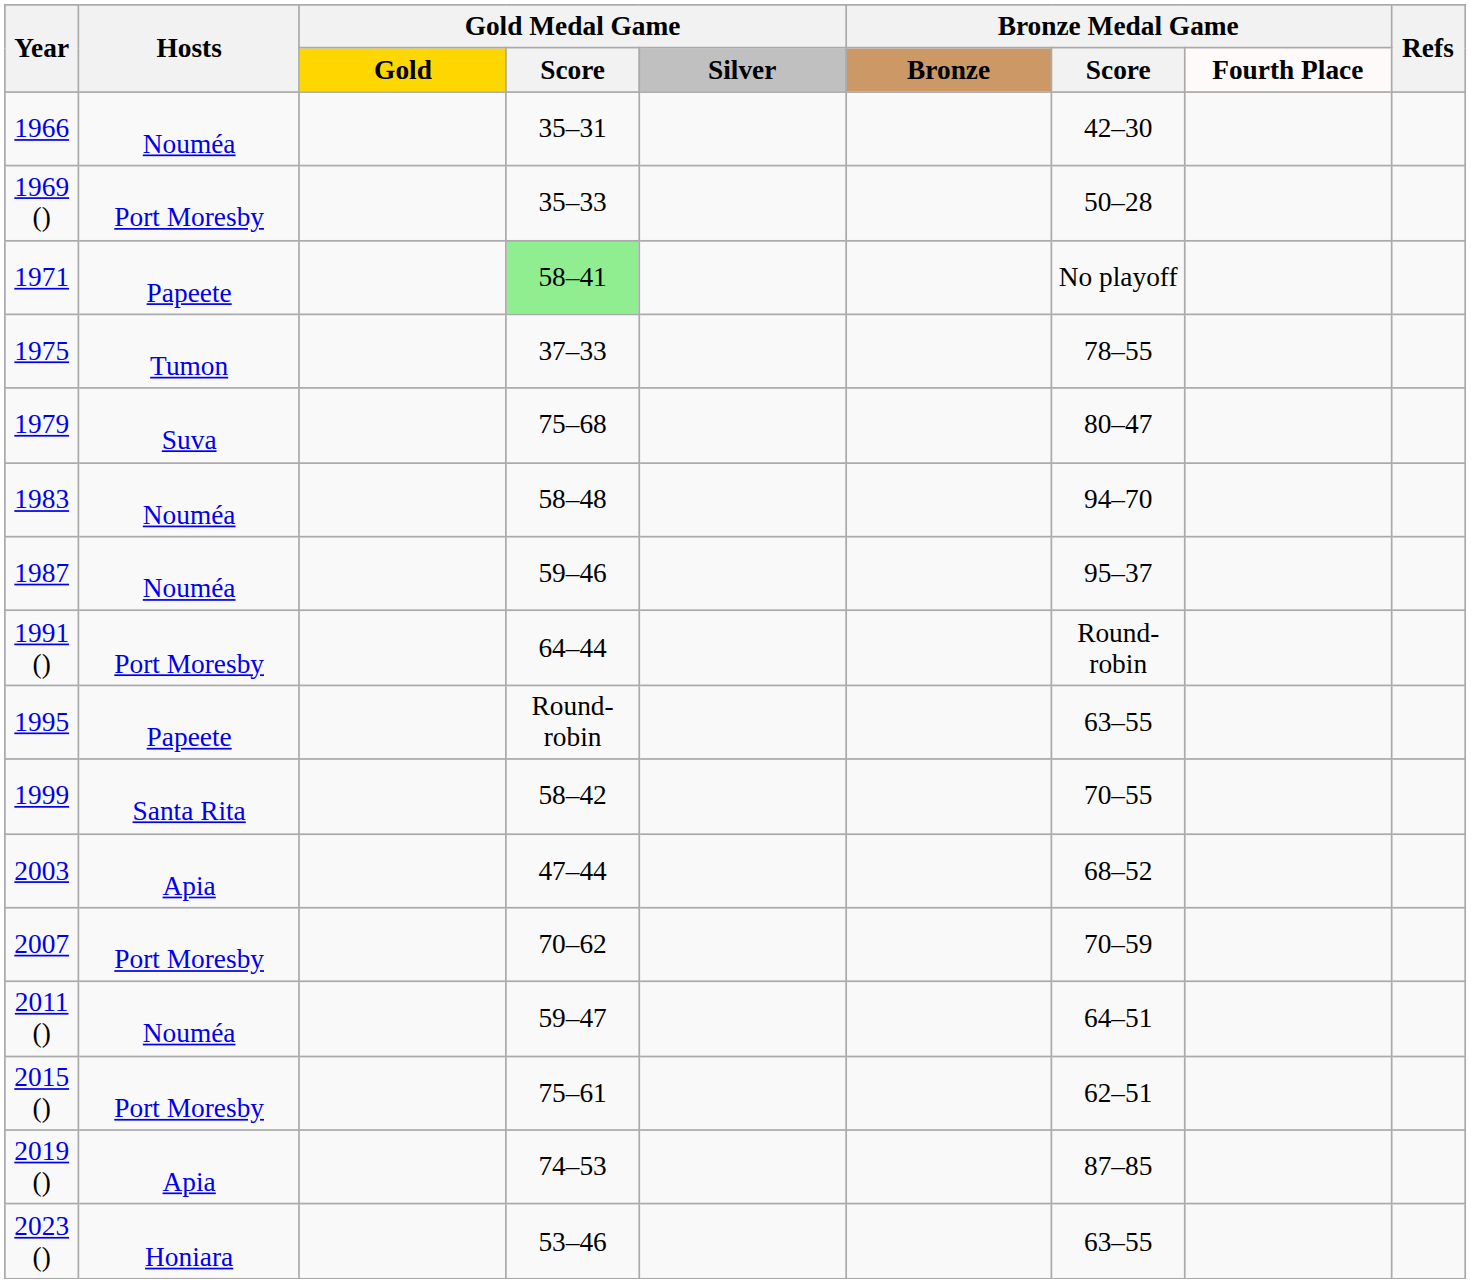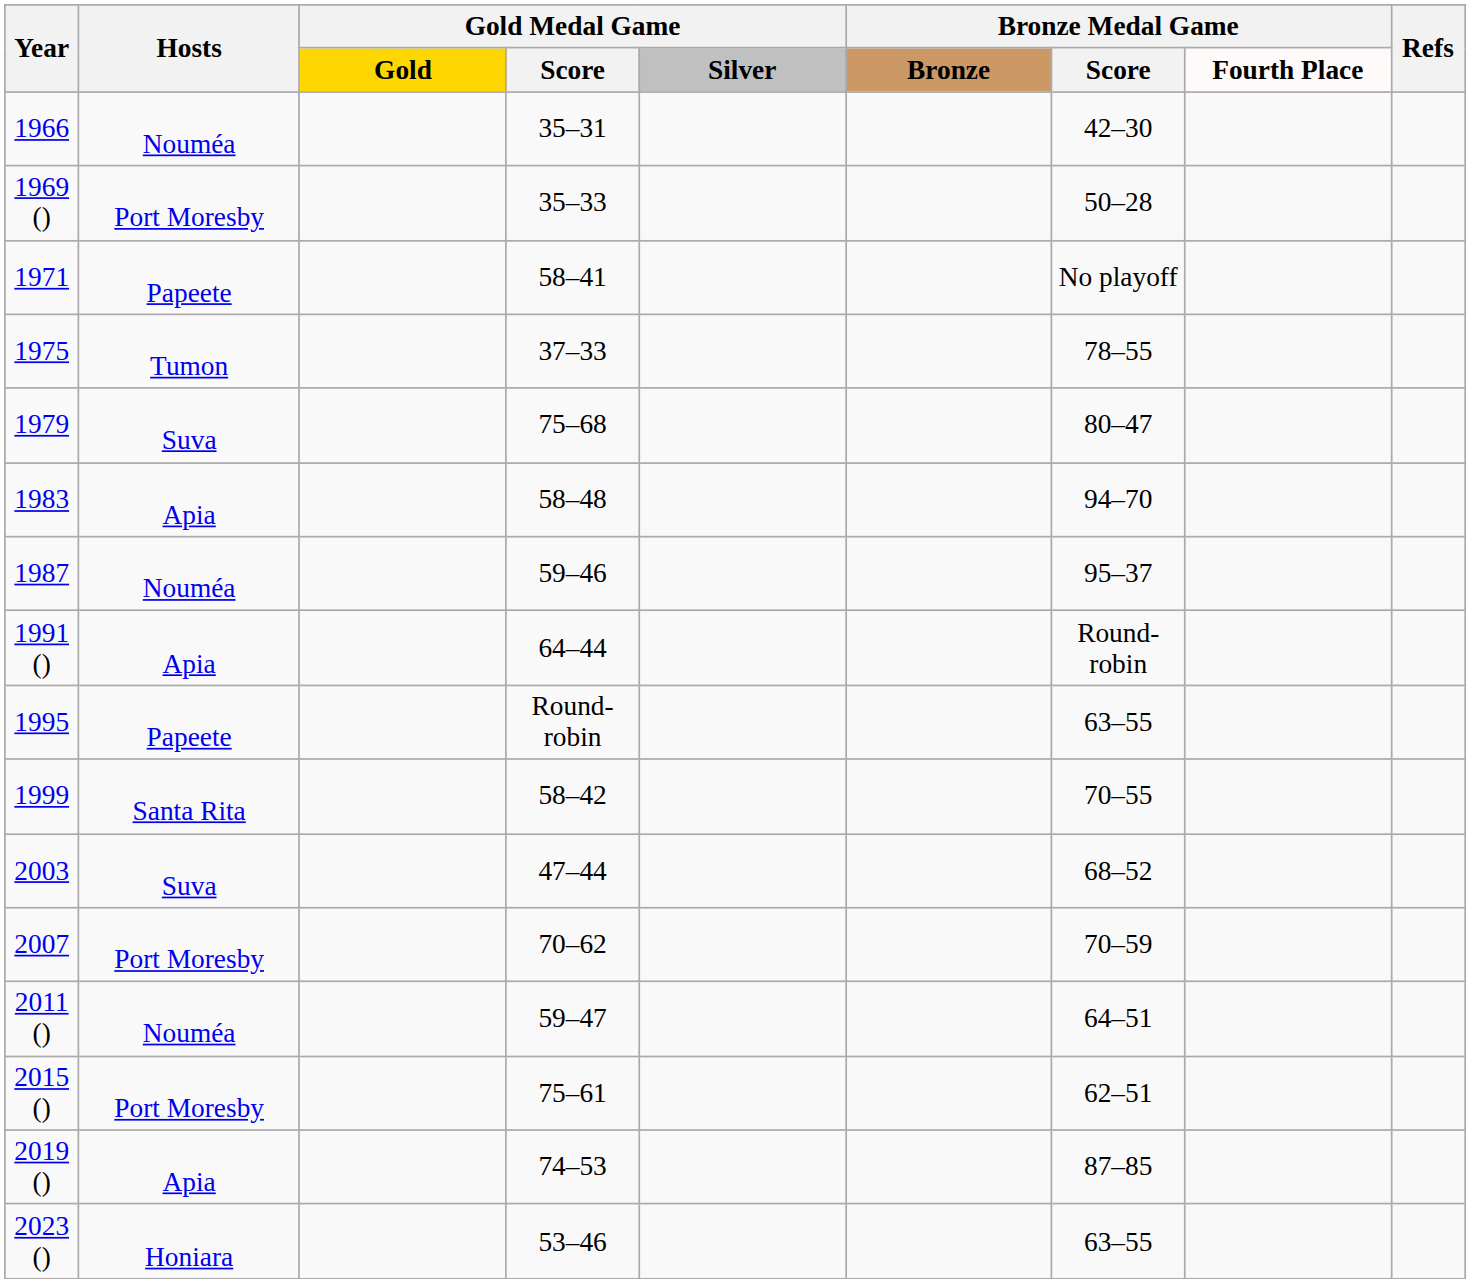(573, 276) lightgreen background -> (573, 276) no background
(189, 514) Nouméa -> (189, 514) Apia
(189, 662) Port Moresby -> (189, 662) Apia
(189, 885) Apia -> (189, 885) Suva
